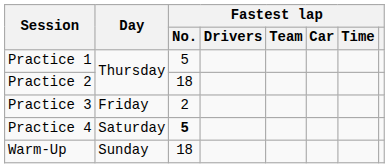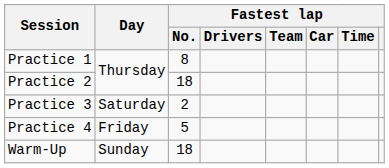(185, 61) 5 -> (185, 61) 8
(123, 106) Friday -> (132, 106) Saturday
(132, 129) Saturday -> (123, 129) Friday
(185, 129) bold -> (185, 129) normal
